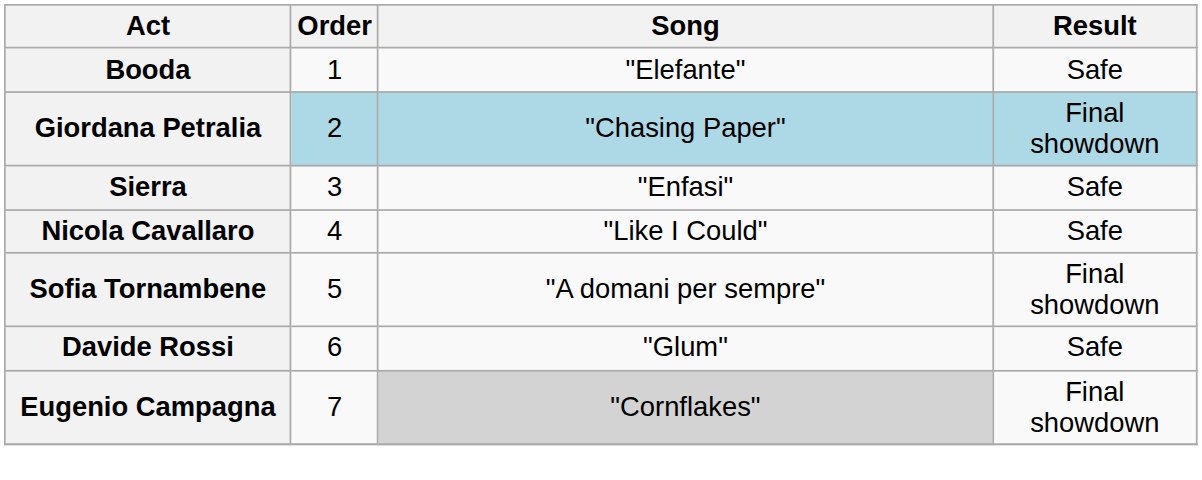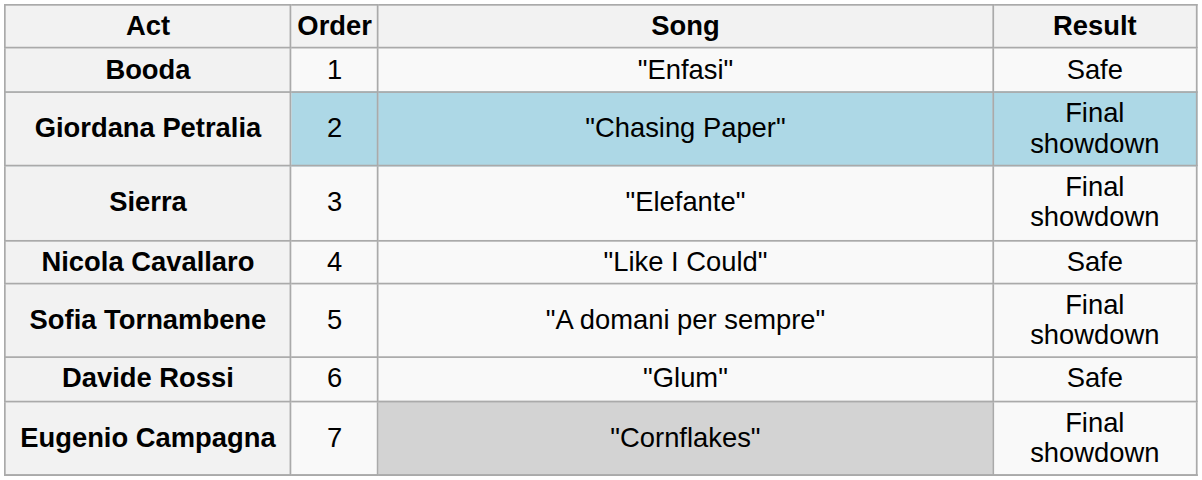(685, 69) "Elefante" -> (685, 69) "Enfasi"
(685, 187) "Enfasi" -> (685, 202) "Elefante"
(1095, 187) Safe -> (1095, 202) Final showdown
